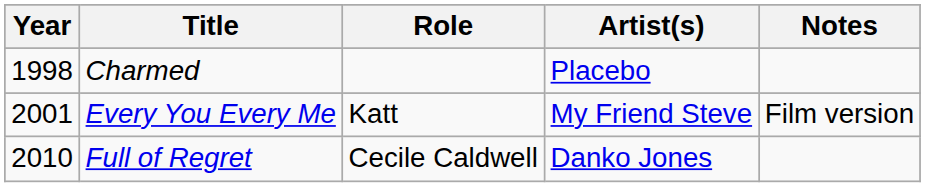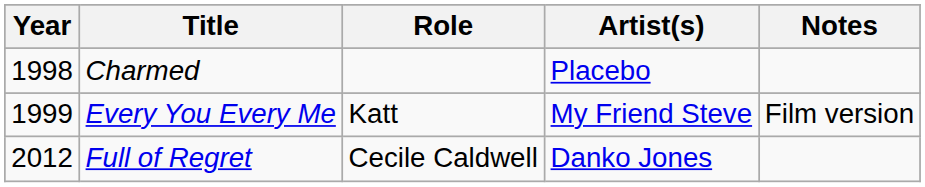(42, 114) 2001 -> (42, 114) 1999
(42, 158) 2010 -> (42, 158) 2012
